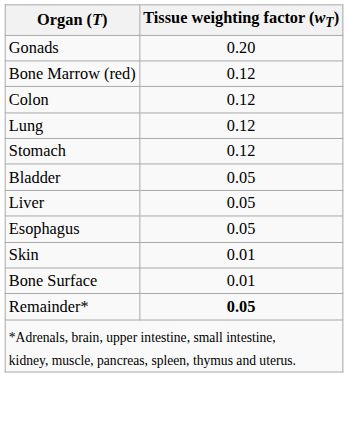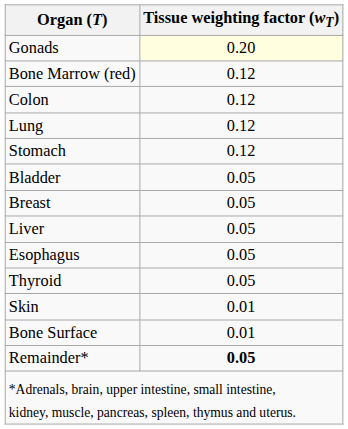(241, 47) no background -> (241, 47) lightyellow background
+ row: (30, 203)
+ row: (35, 280)
